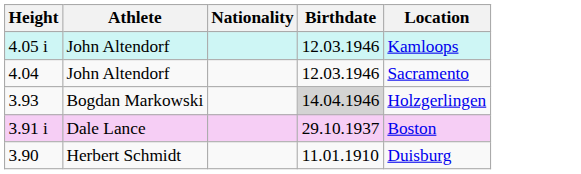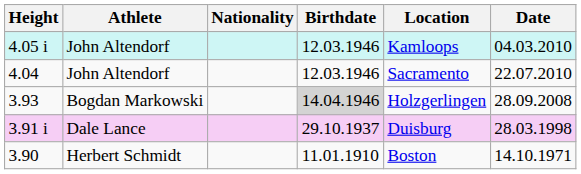+ column: (533, 18)
(412, 127) Boston -> (419, 127) Duisburg
(419, 155) Duisburg -> (412, 155) Boston
